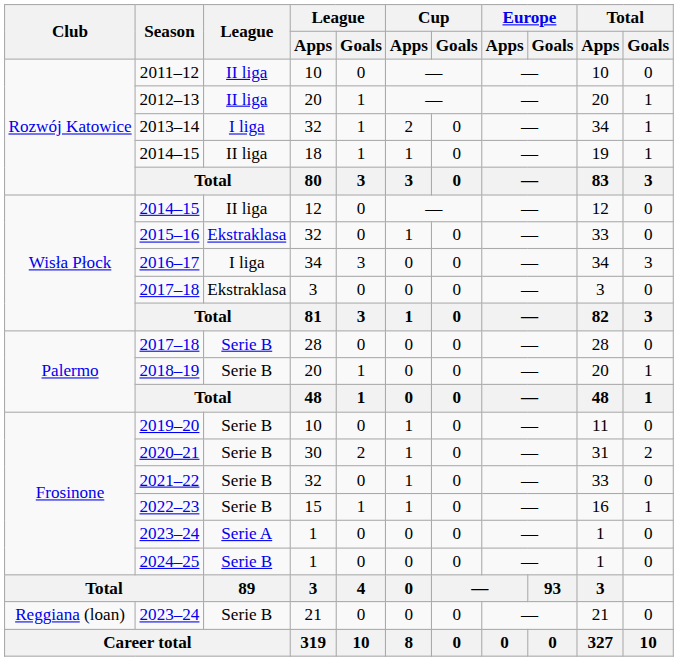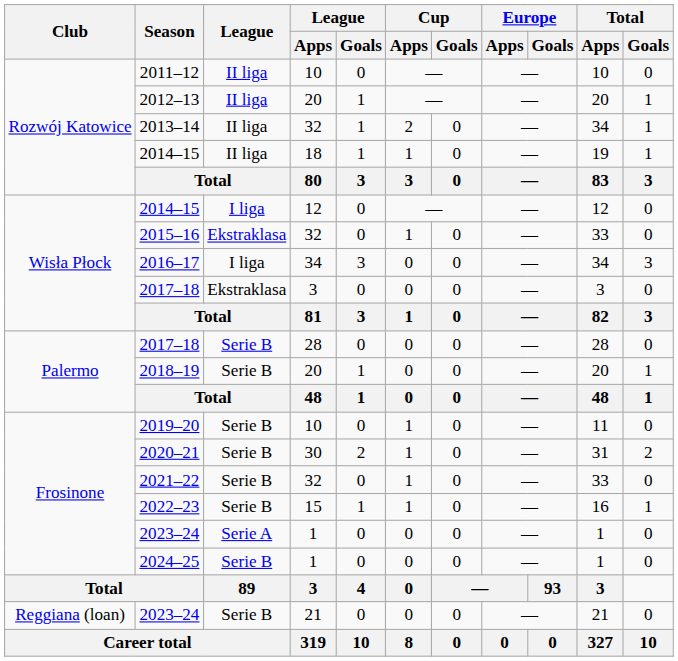(247, 126) I liga -> (247, 126) II liga
(247, 208) II liga -> (247, 208) I liga
